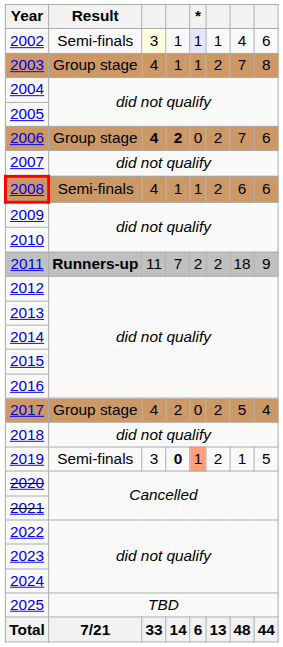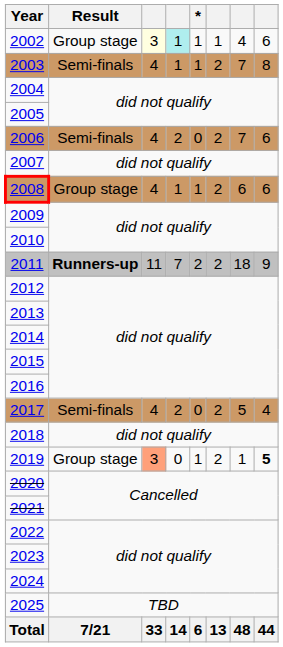(95, 41) Semi-finals -> (95, 41) Group stage
(178, 41) no background -> (178, 41) paleturquoise background
(198, 41) lavender background -> (198, 41) no background
(95, 65) Group stage -> (95, 65) Semi-finals
(95, 138) Group stage -> (95, 138) Semi-finals
(154, 138) bold -> (154, 138) normal
(178, 138) bold -> (178, 138) normal
(96, 189) Semi-finals -> (96, 189) Group stage
(95, 410) Group stage -> (95, 410) Semi-finals
(95, 458) Semi-finals -> (95, 458) Group stage
(154, 458) no background -> (154, 458) lightsalmon background
(178, 458) bold -> (178, 458) normal
(198, 458) lightsalmon background -> (198, 458) no background
(266, 458) normal -> (266, 458) bold
